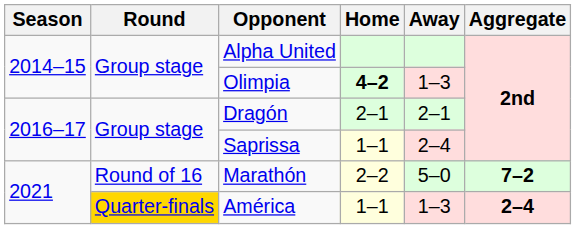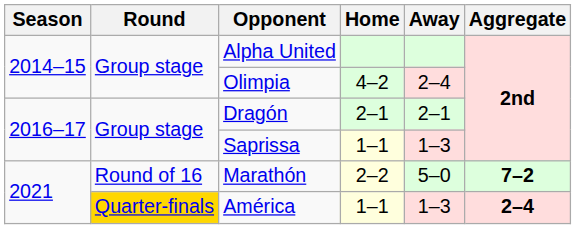(372, 82) bold -> (372, 82) normal
(434, 82) 1–3 -> (434, 82) 2–4
(434, 144) 2–4 -> (434, 144) 1–3
